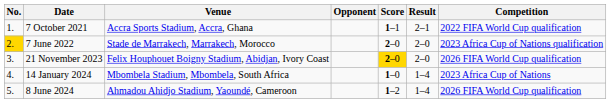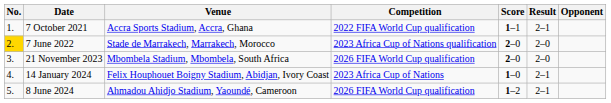columns swapped: (355, 12) <-> (522, 12)
(218, 59) Felix Houphouet Boigny Stadium, Abidjan, Ivory Coast -> (198, 59) Mbombela Stadium, Mbombela, South Africa
(392, 59) gold background -> (513, 59) no background
(198, 75) Mbombela Stadium, Mbombela, South Africa -> (218, 75) Felix Houphouet Boigny Stadium, Abidjan, Ivory Coast
(422, 75) 1–4 -> (543, 75) 2–1
(422, 91) 1–4 -> (543, 91) 2–1
